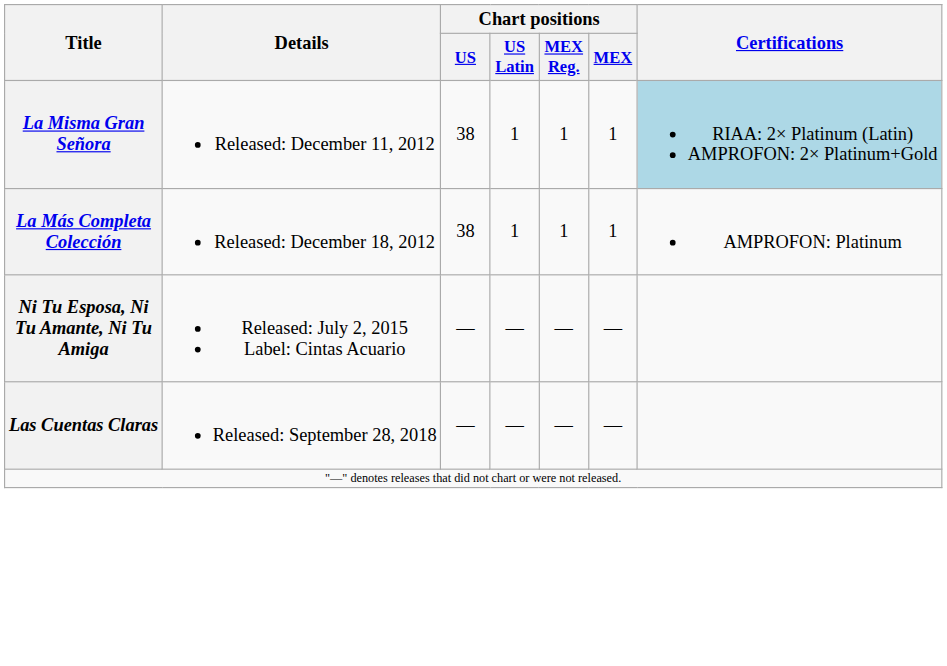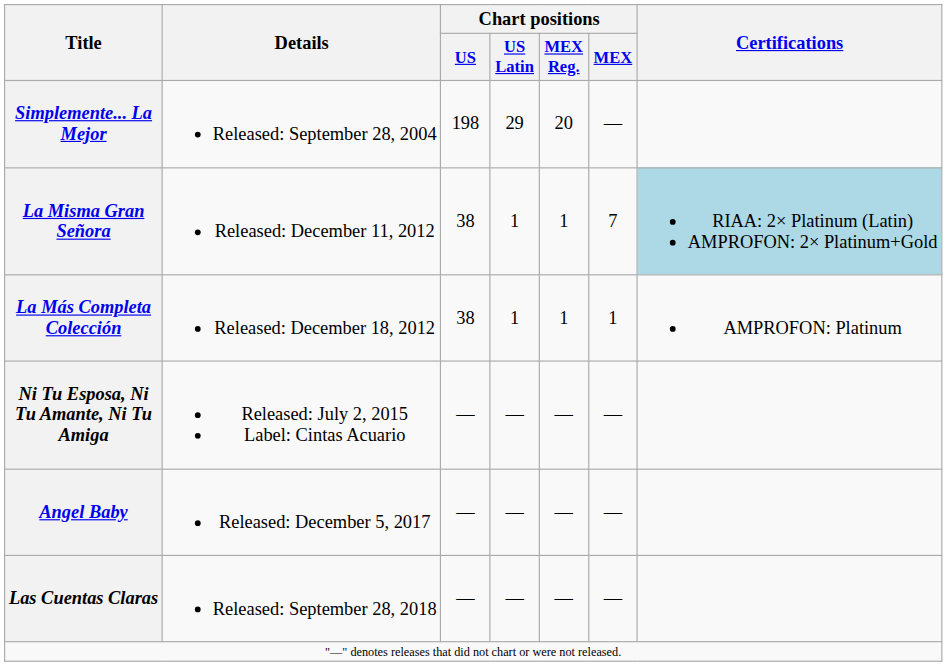+ row: (84, 123)
(613, 134) 1 -> (613, 220) 7
+ row: (84, 512)
